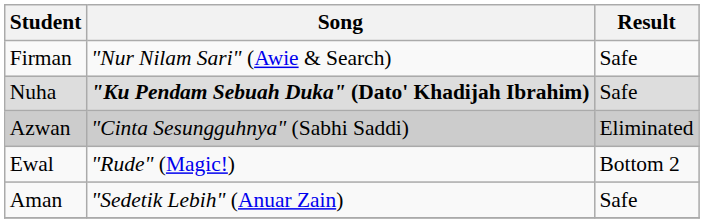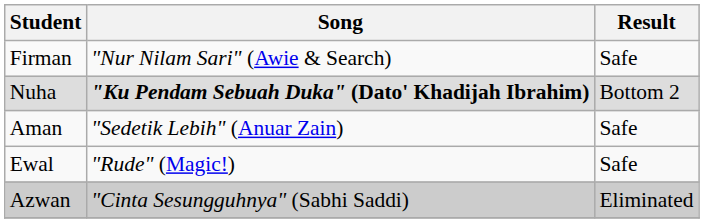(618, 93) Safe -> (640, 93) Bottom 2
rows swapped: (40, 128) <-> (36, 199)
(640, 164) Bottom 2 -> (618, 164) Safe
